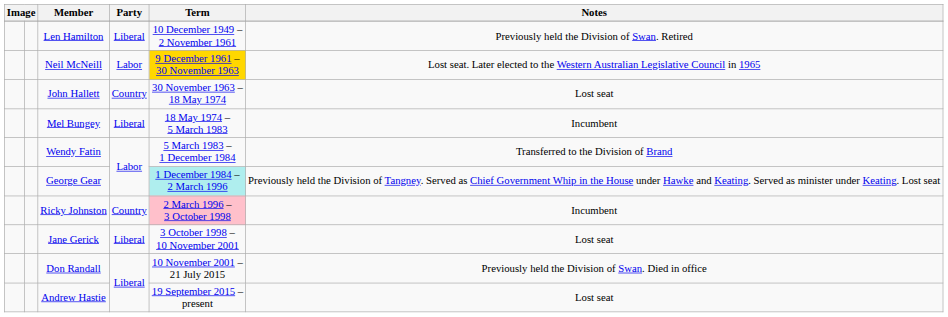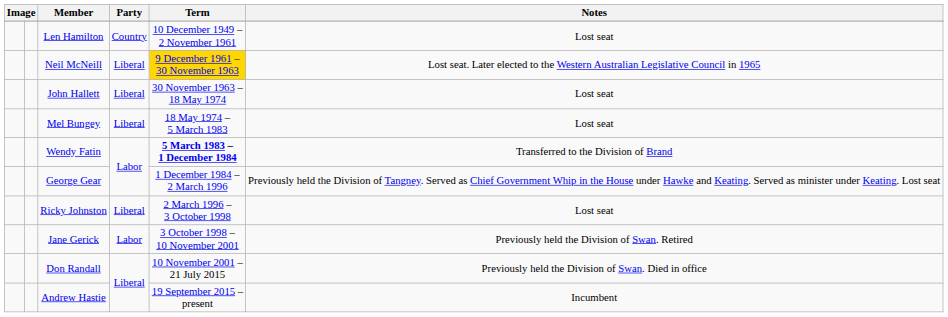(129, 36) Liberal -> (129, 36) Country
(594, 36) Previously held the Division of Swan. Retired -> (594, 36) Lost seat
(129, 65) Labor -> (129, 65) Liberal
(129, 94) Country -> (129, 94) Liberal
(594, 123) Incumbent -> (594, 123) Lost seat
(197, 152) normal -> (197, 152) bold
(197, 181) paleturquoise background -> (197, 181) no background
(129, 210) Country -> (129, 210) Liberal
(197, 210) pink background -> (197, 210) no background
(594, 210) Incumbent -> (594, 210) Lost seat
(129, 239) Liberal -> (129, 239) Labor
(594, 239) Lost seat -> (594, 239) Previously held the Division of Swan. Retired
(594, 297) Lost seat -> (594, 297) Incumbent
